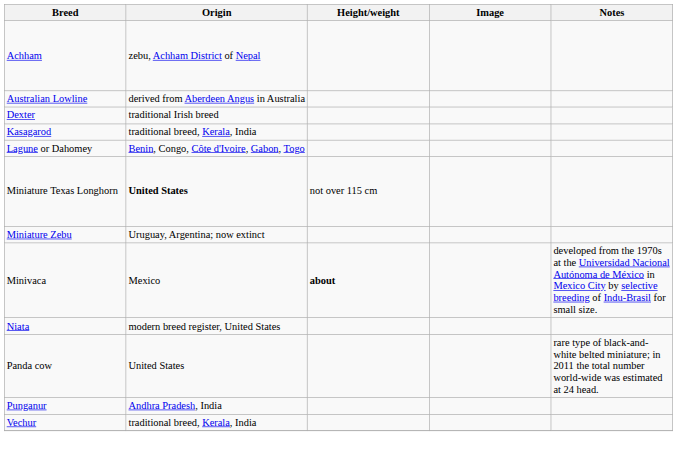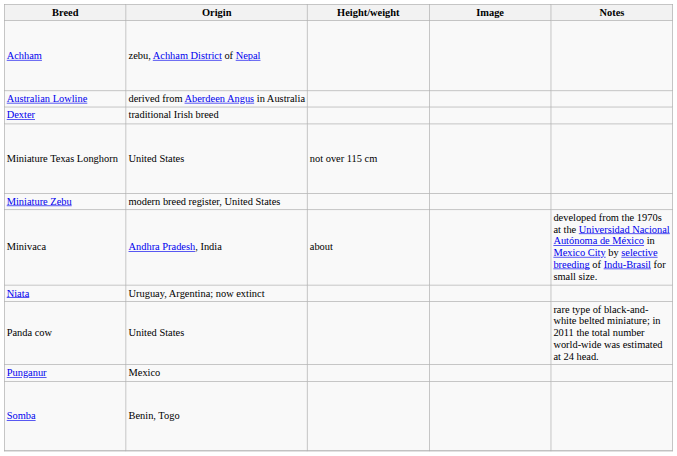- row: (29, 132)
- row: (49, 148)
(158, 191) bold -> (156, 158) normal
(197, 234) Uruguay, Argentina; now extinct -> (204, 201) modern breed register, United States
(144, 280) Mexico -> (175, 247) Andhra Pradesh, India
(323, 280) bold -> (321, 247) normal
(204, 326) modern breed register, United States -> (197, 293) Uruguay, Argentina; now extinct
(175, 406) Andhra Pradesh, India -> (144, 373) Mexico
+ row: (21, 416)
- row: (21, 422)
